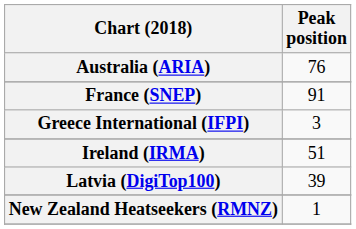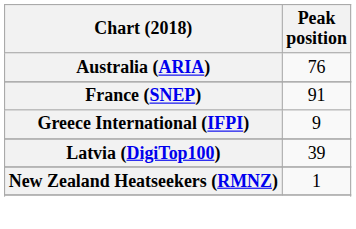(317, 124) 3 -> (317, 124) 9
- row: (143, 152)
